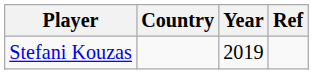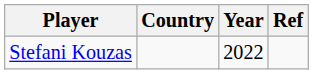(243, 52) 2019 -> (243, 52) 2022
